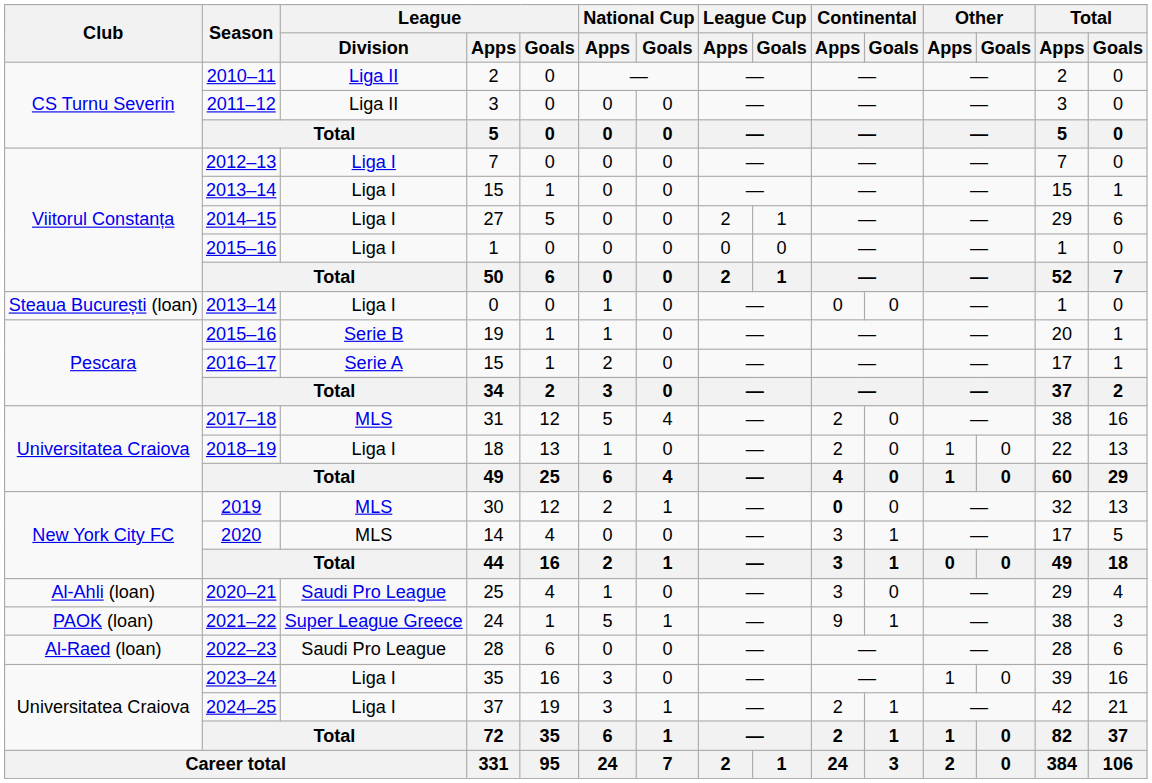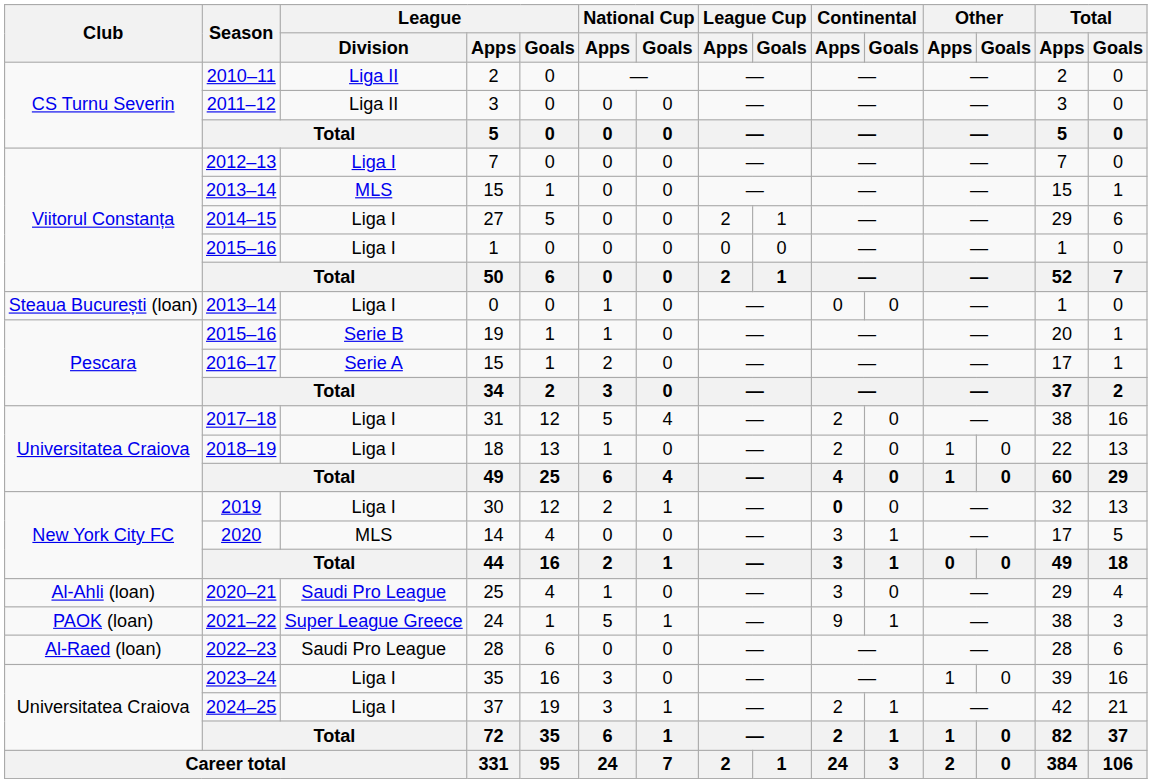(374, 190) Liga I -> (374, 190) MLS
(374, 420) MLS -> (374, 420) Liga I
(374, 506) MLS -> (374, 506) Liga I
